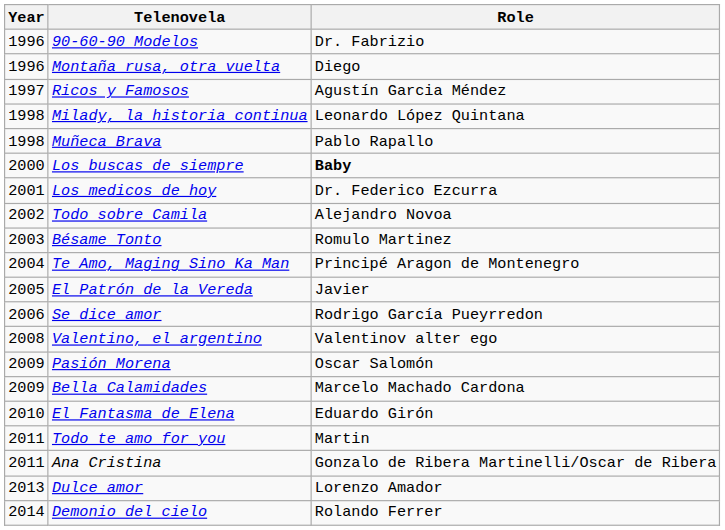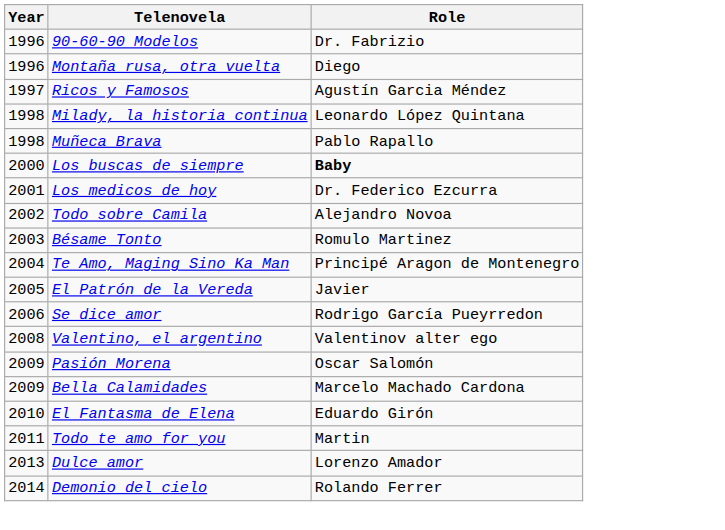- row: (107, 463)
